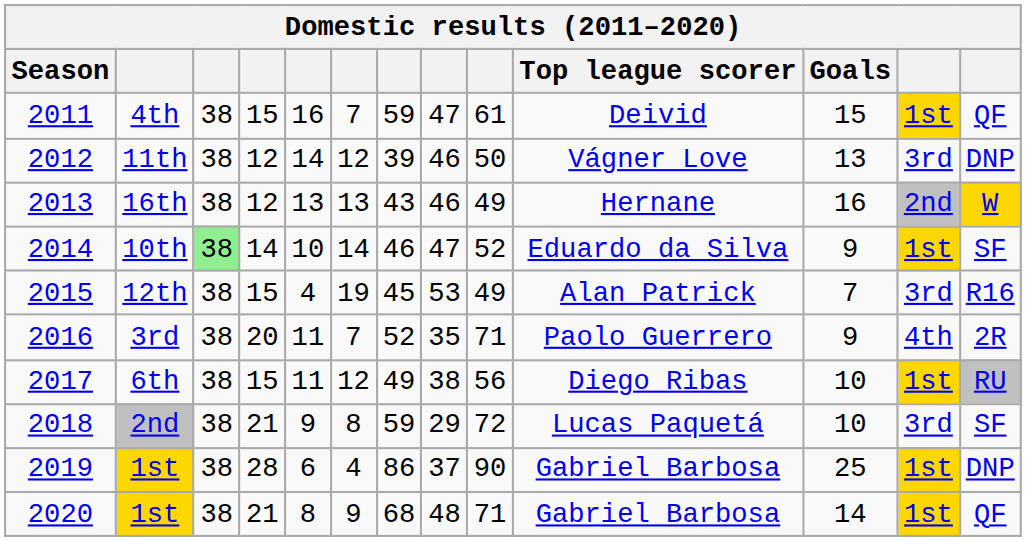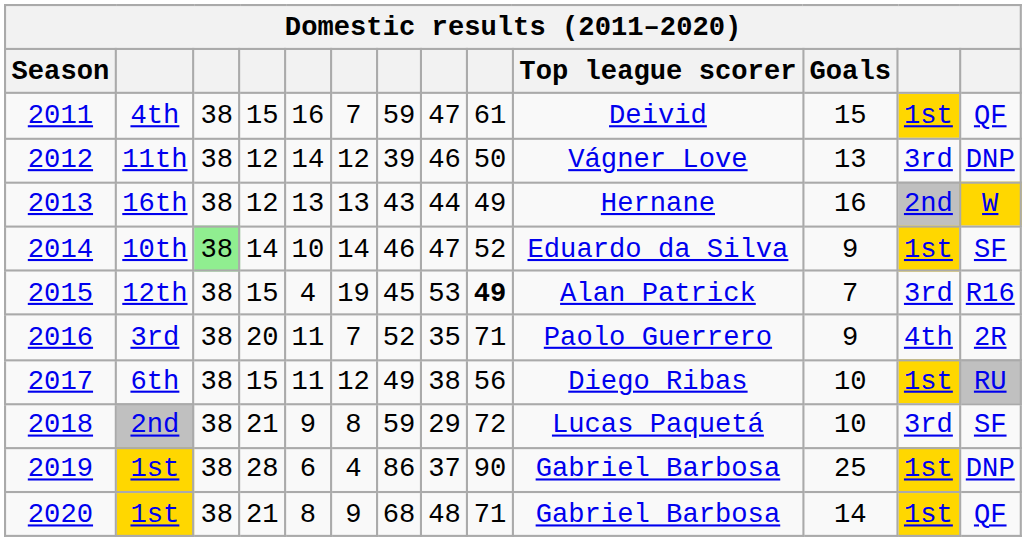(445, 204) 46 -> (445, 204) 44
(490, 293) normal -> (490, 293) bold
